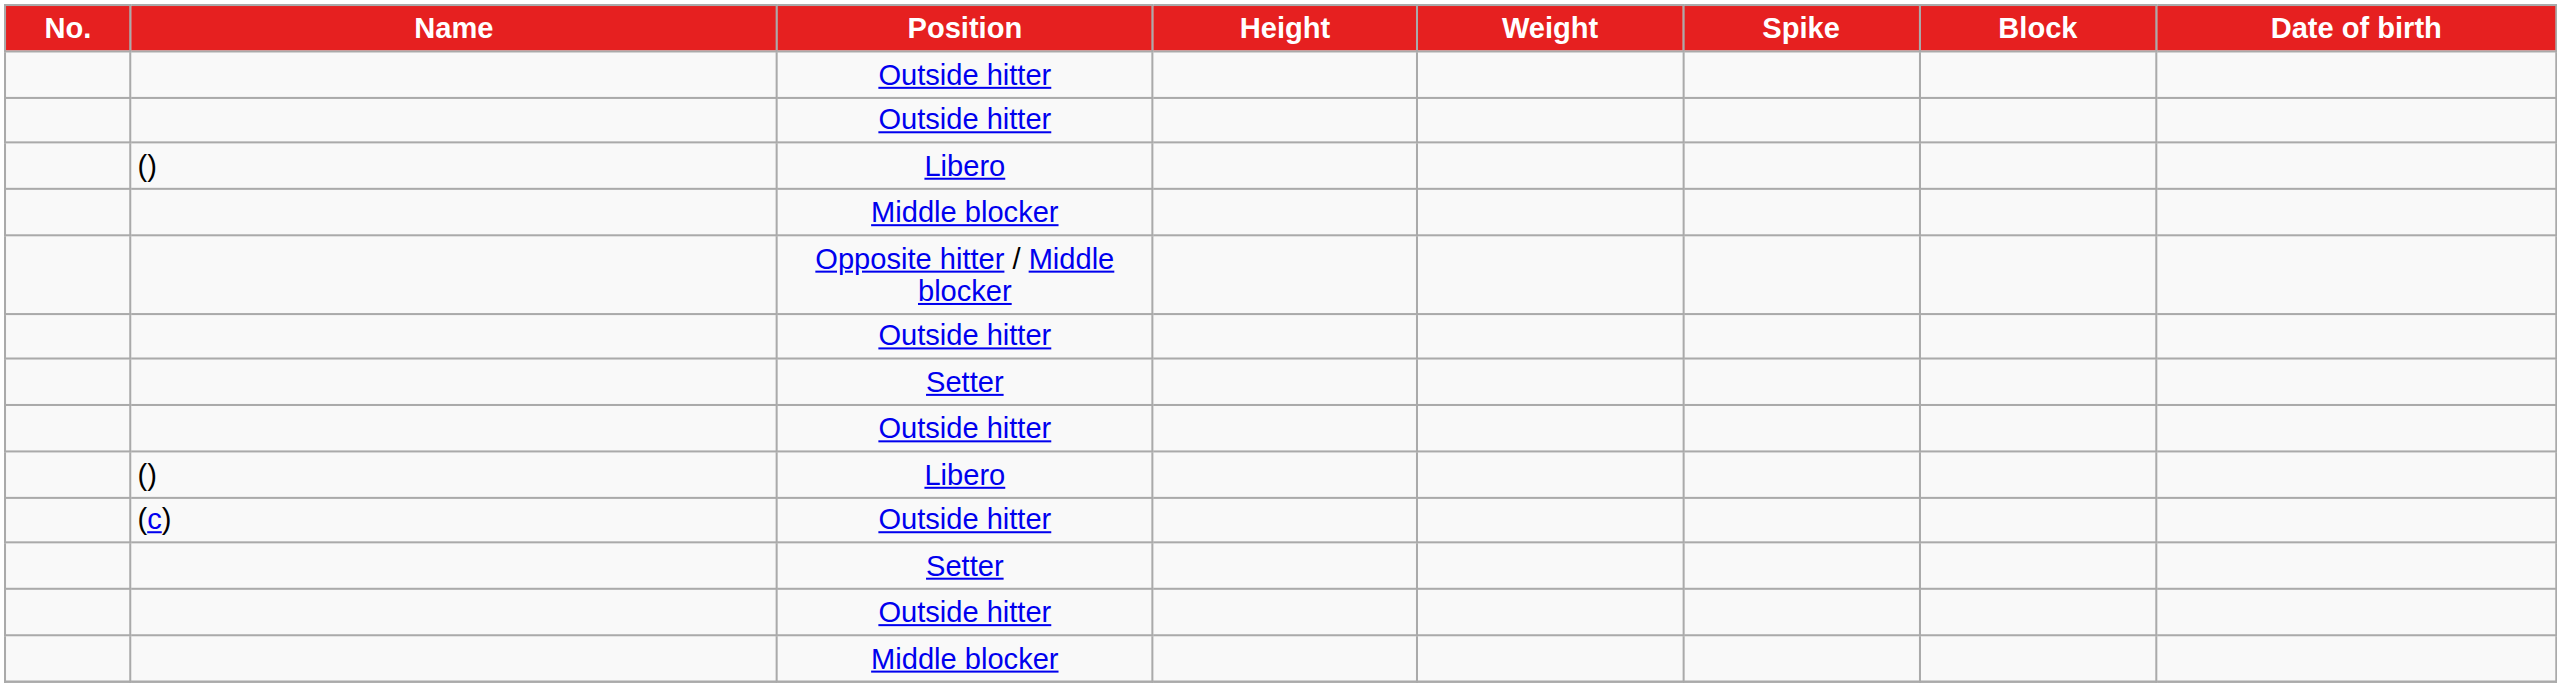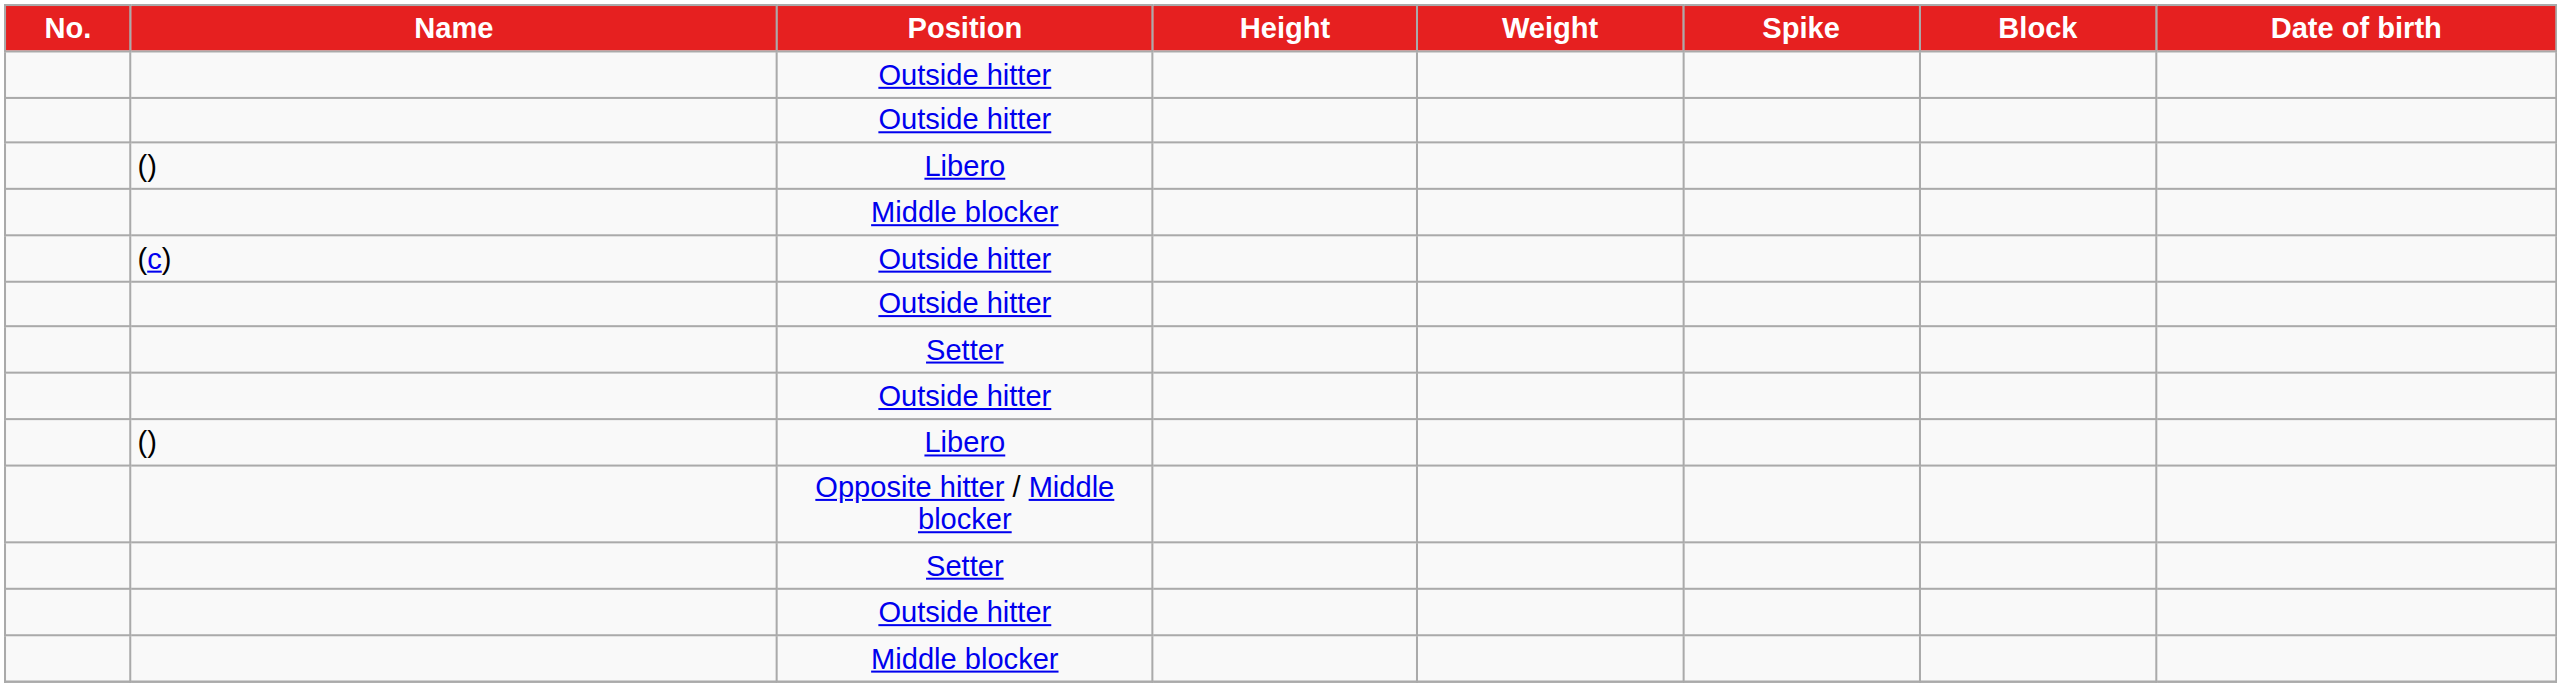rows swapped: (454, 274) <-> (154, 520)
